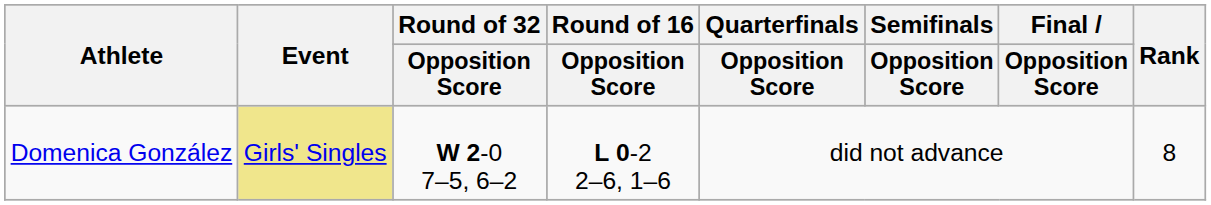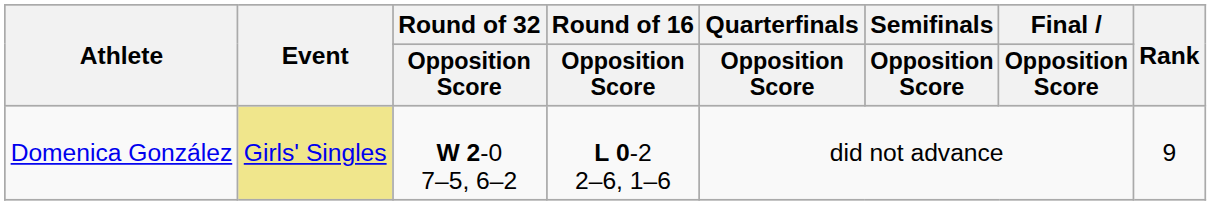(1169, 153) 8 -> (1169, 153) 9
